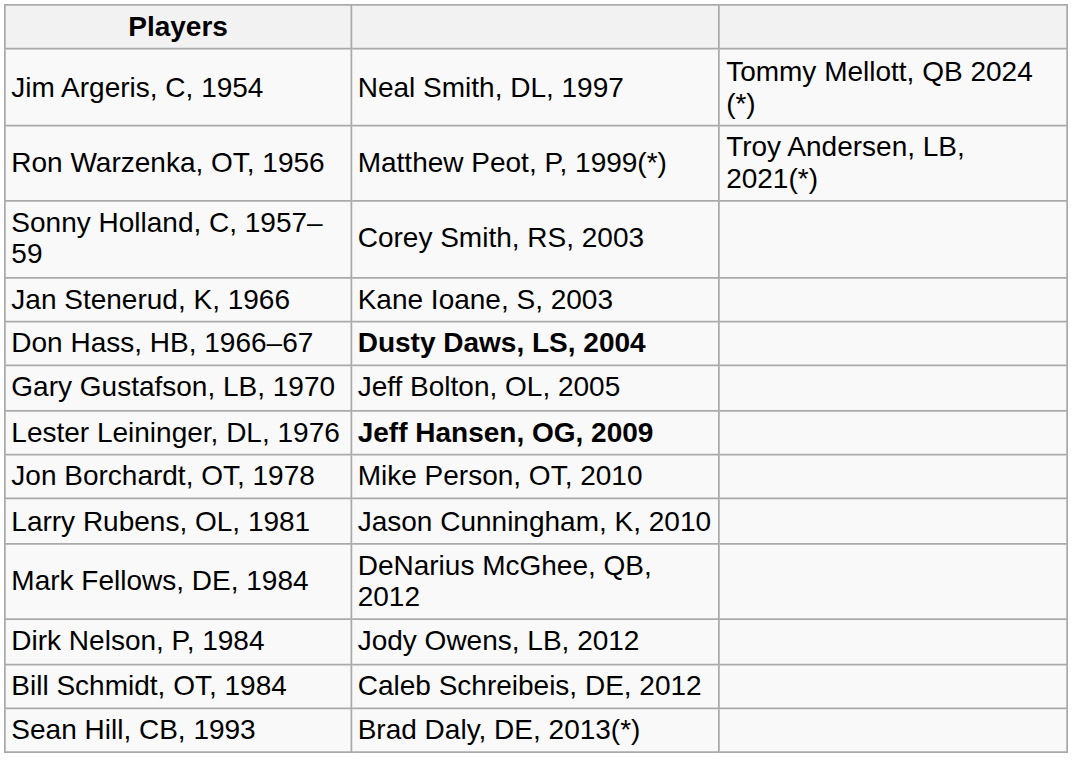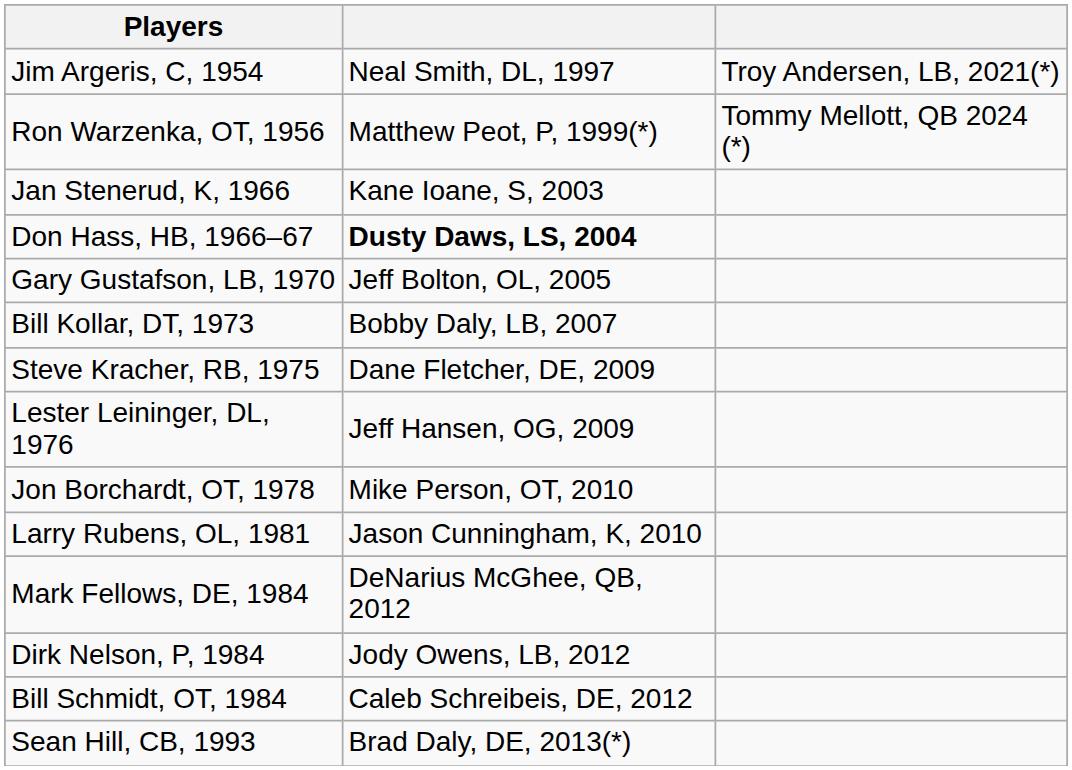(879, 86) Tommy Mellott, QB 2024 (*) -> (891, 71) Troy Andersen, LB, 2021(*)
(845, 162) Troy Andersen, LB, 2021(*) -> (875, 131) Tommy Mellott, QB 2024 (*)
- row: (167, 238)
+ row: (133, 324)
+ row: (165, 369)
(506, 432) bold -> (491, 429) normal
